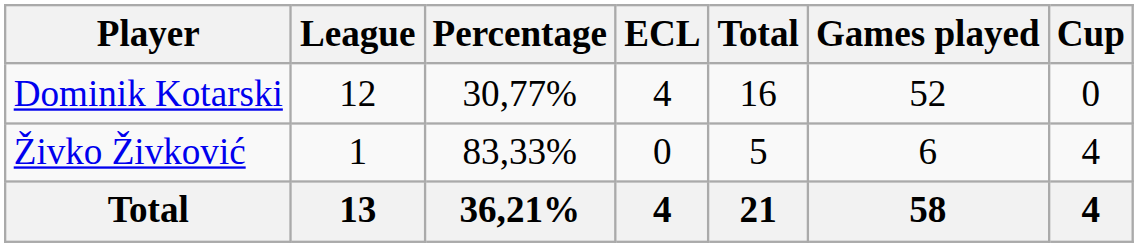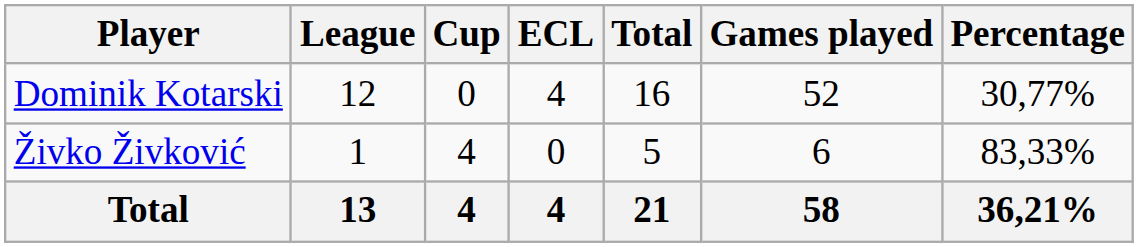columns swapped: (1091, 33) <-> (520, 33)
